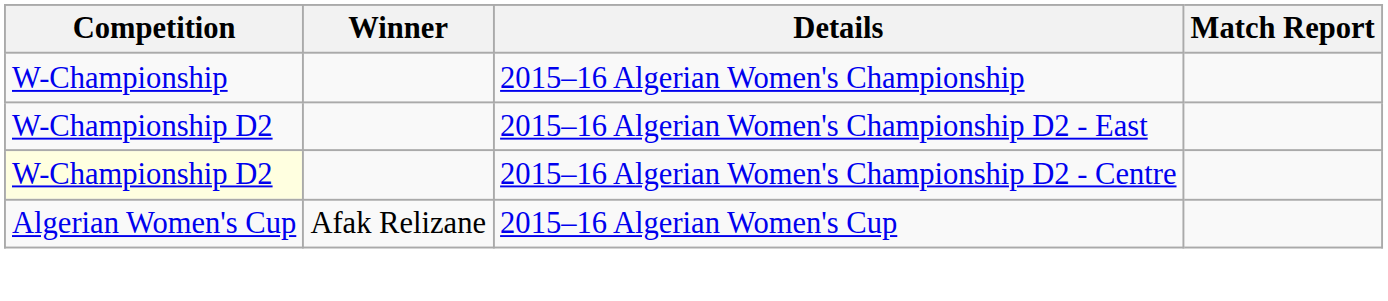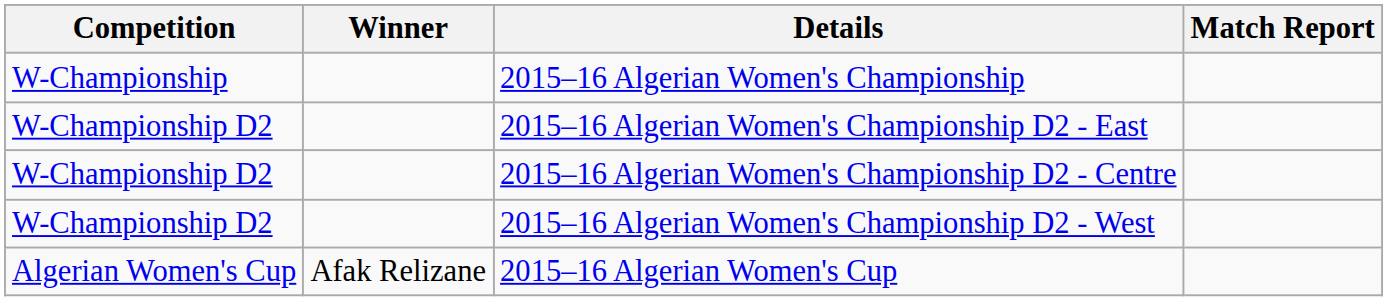(142, 174) lightyellow background -> (142, 174) no background
+ row: (827, 222)
